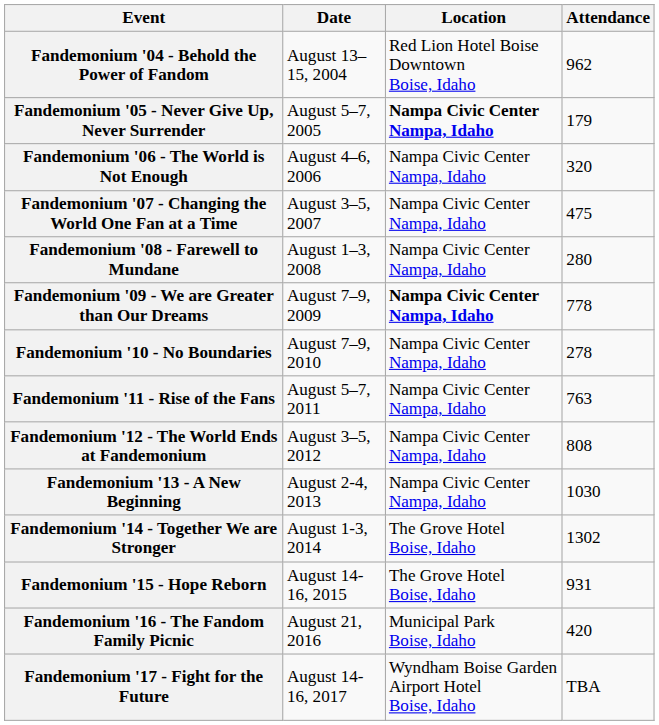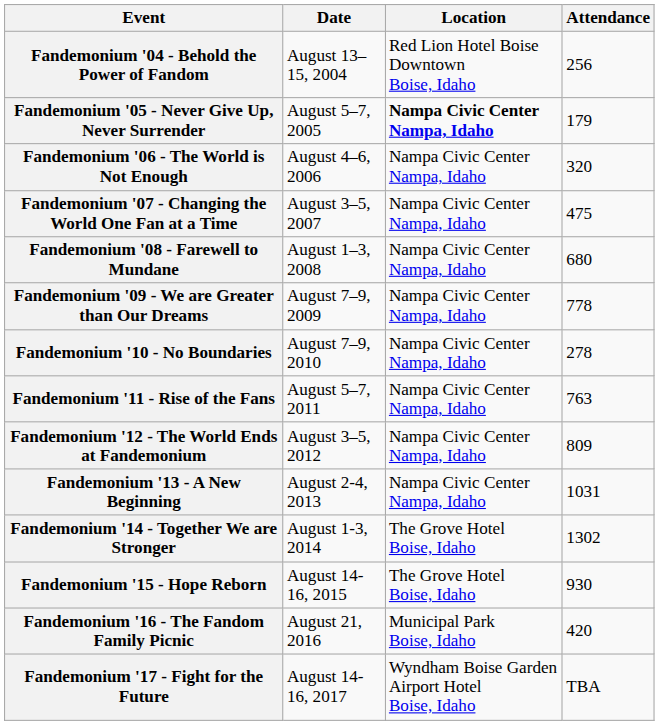(579, 64) 962 -> (579, 64) 256
(579, 259) 280 -> (579, 259) 680
(464, 306) bold -> (459, 306) normal
(579, 445) 808 -> (579, 445) 809
(583, 491) 1030 -> (583, 491) 1031
(579, 584) 931 -> (579, 584) 930
